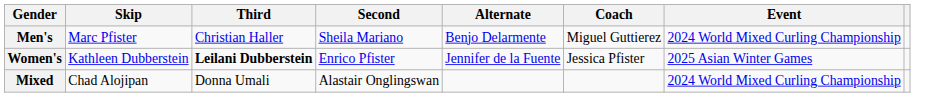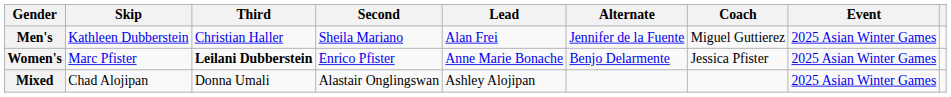+ column: (504, 15)
(102, 37) Marc Pfister -> (128, 37) Kathleen Dubberstein
(496, 37) Benjo Delarmente -> (627, 37) Jennifer de la Fuente
(784, 37) 2024 World Mixed Curling Championship -> (864, 37) 2025 Asian Winter Games
(128, 59) Kathleen Dubberstein -> (102, 59) Marc Pfister
(503, 59) Jennifer de la Fuente -> (620, 59) Benjo Delarmente
(784, 80) 2024 World Mixed Curling Championship -> (864, 80) 2025 Asian Winter Games
